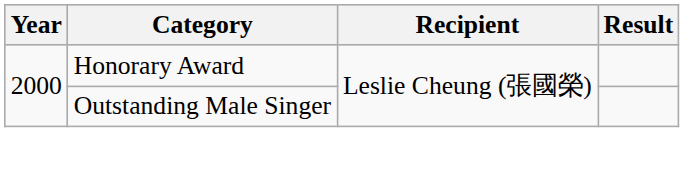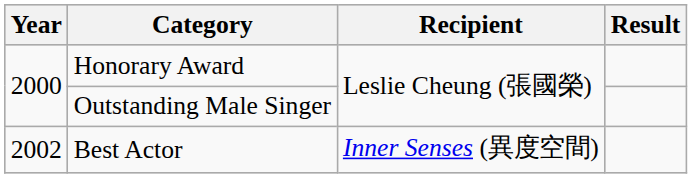+ row: (128, 149)
